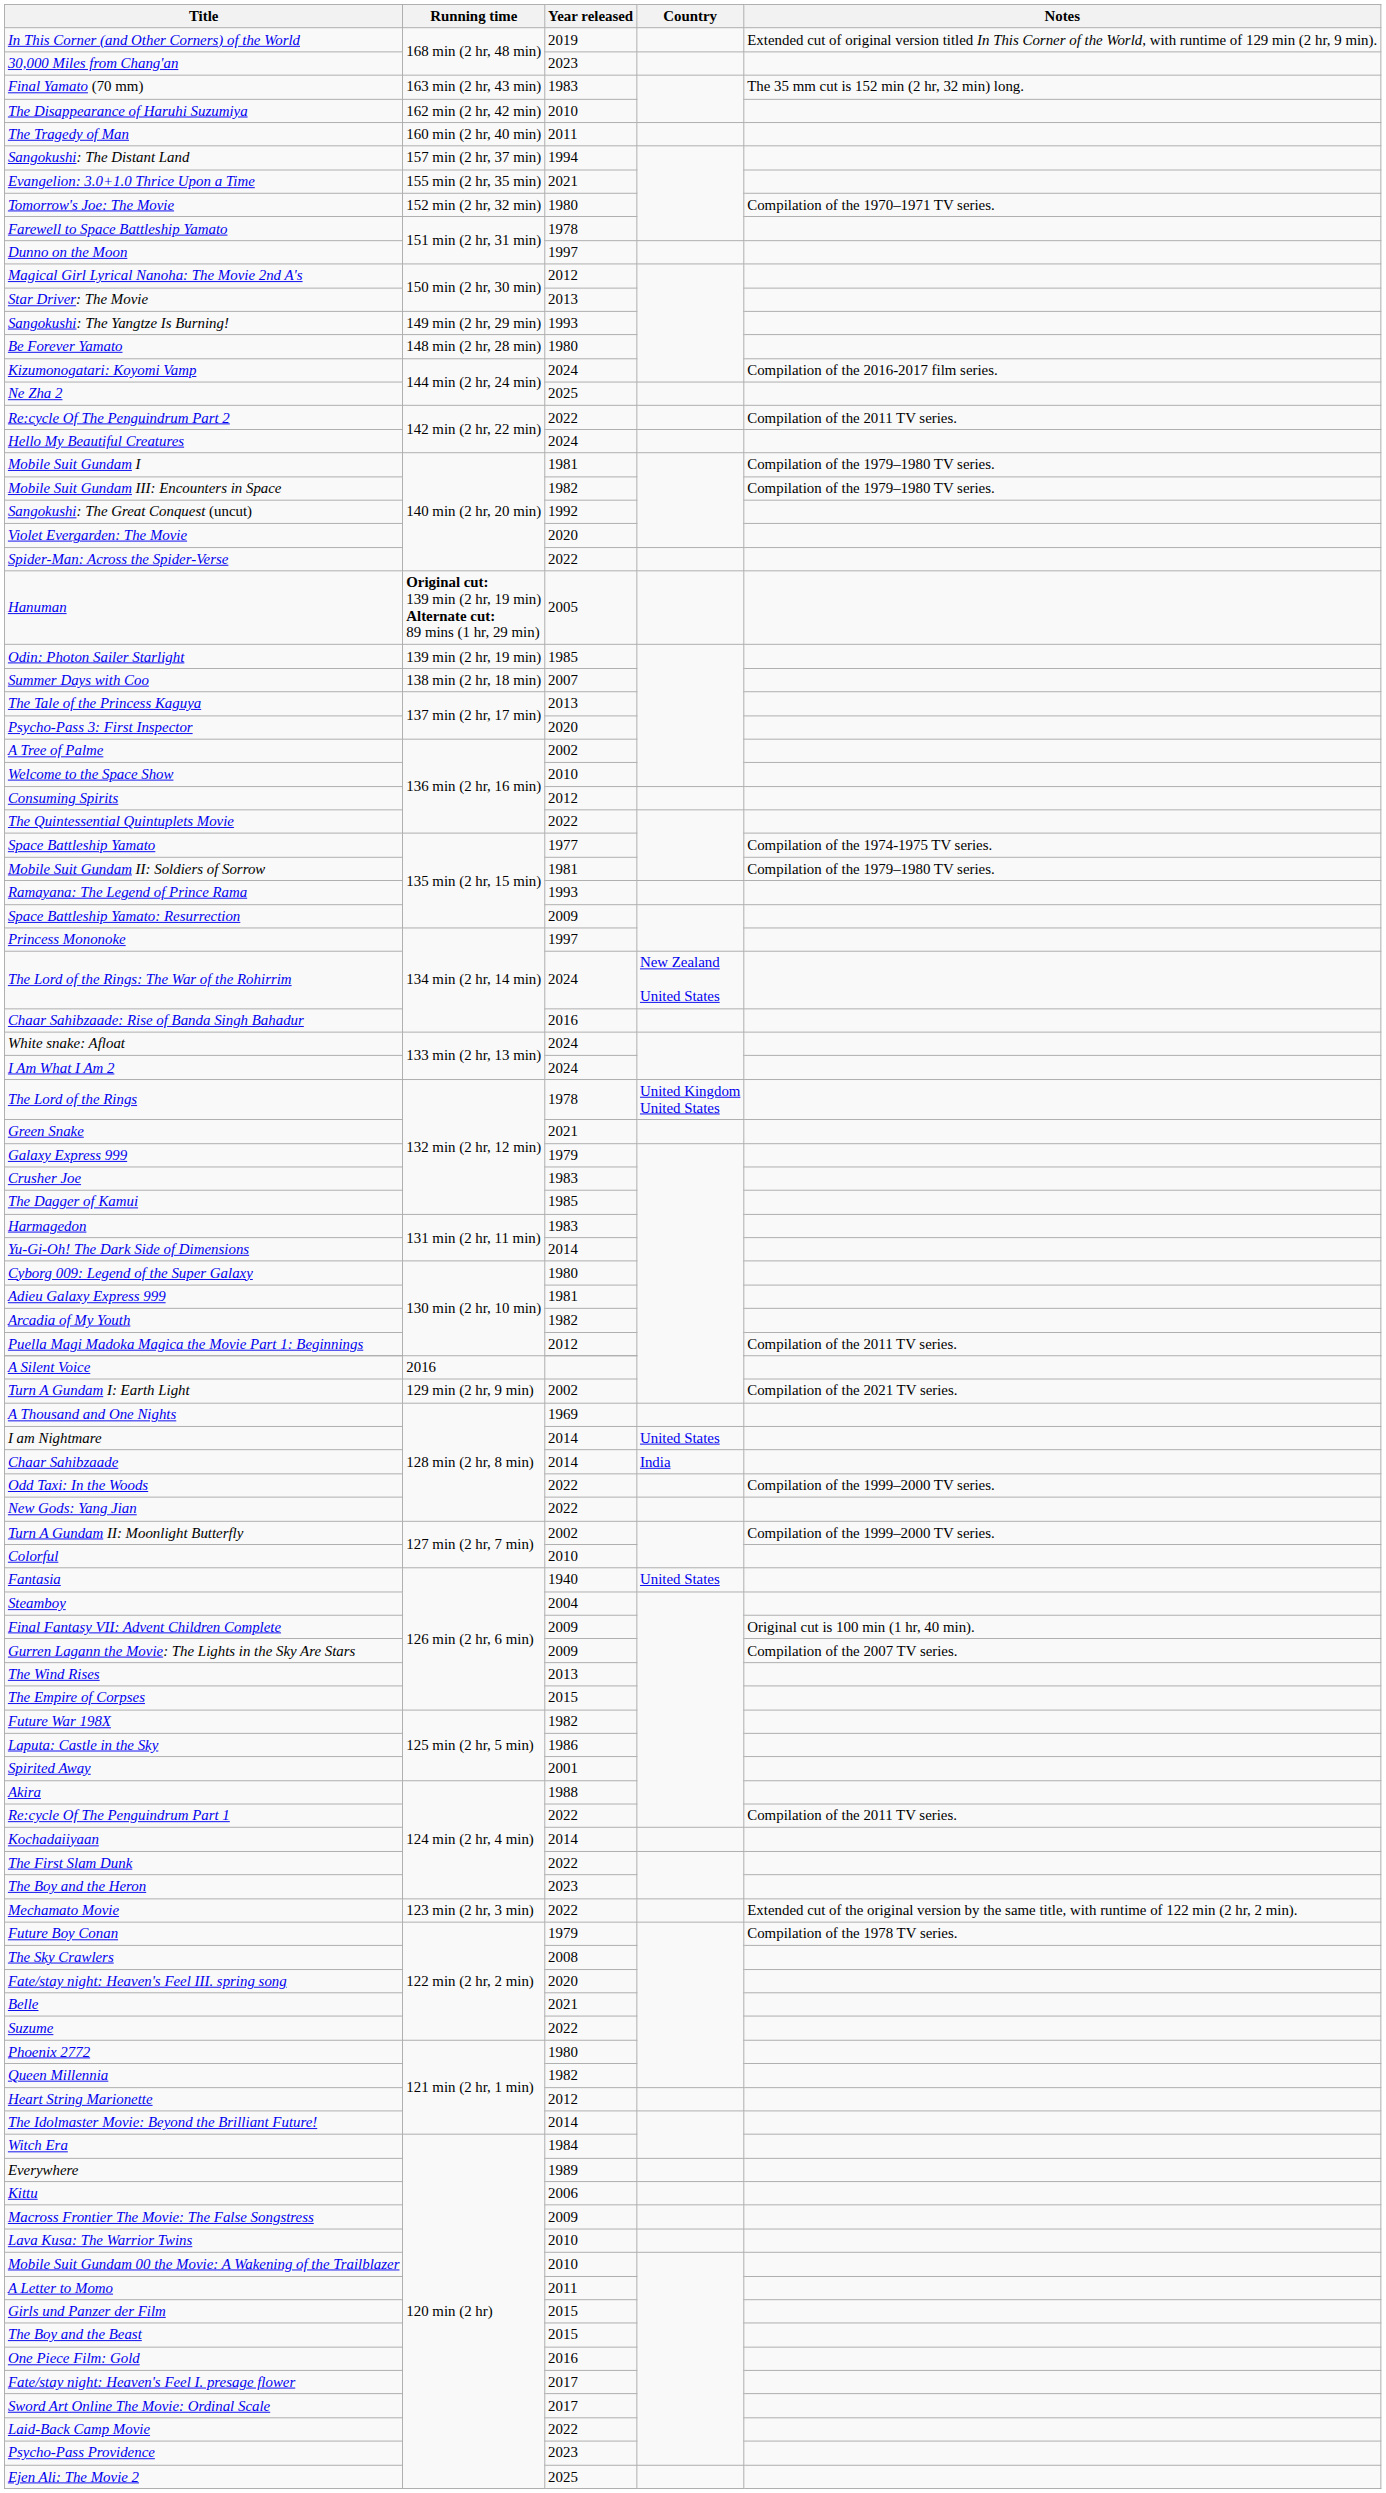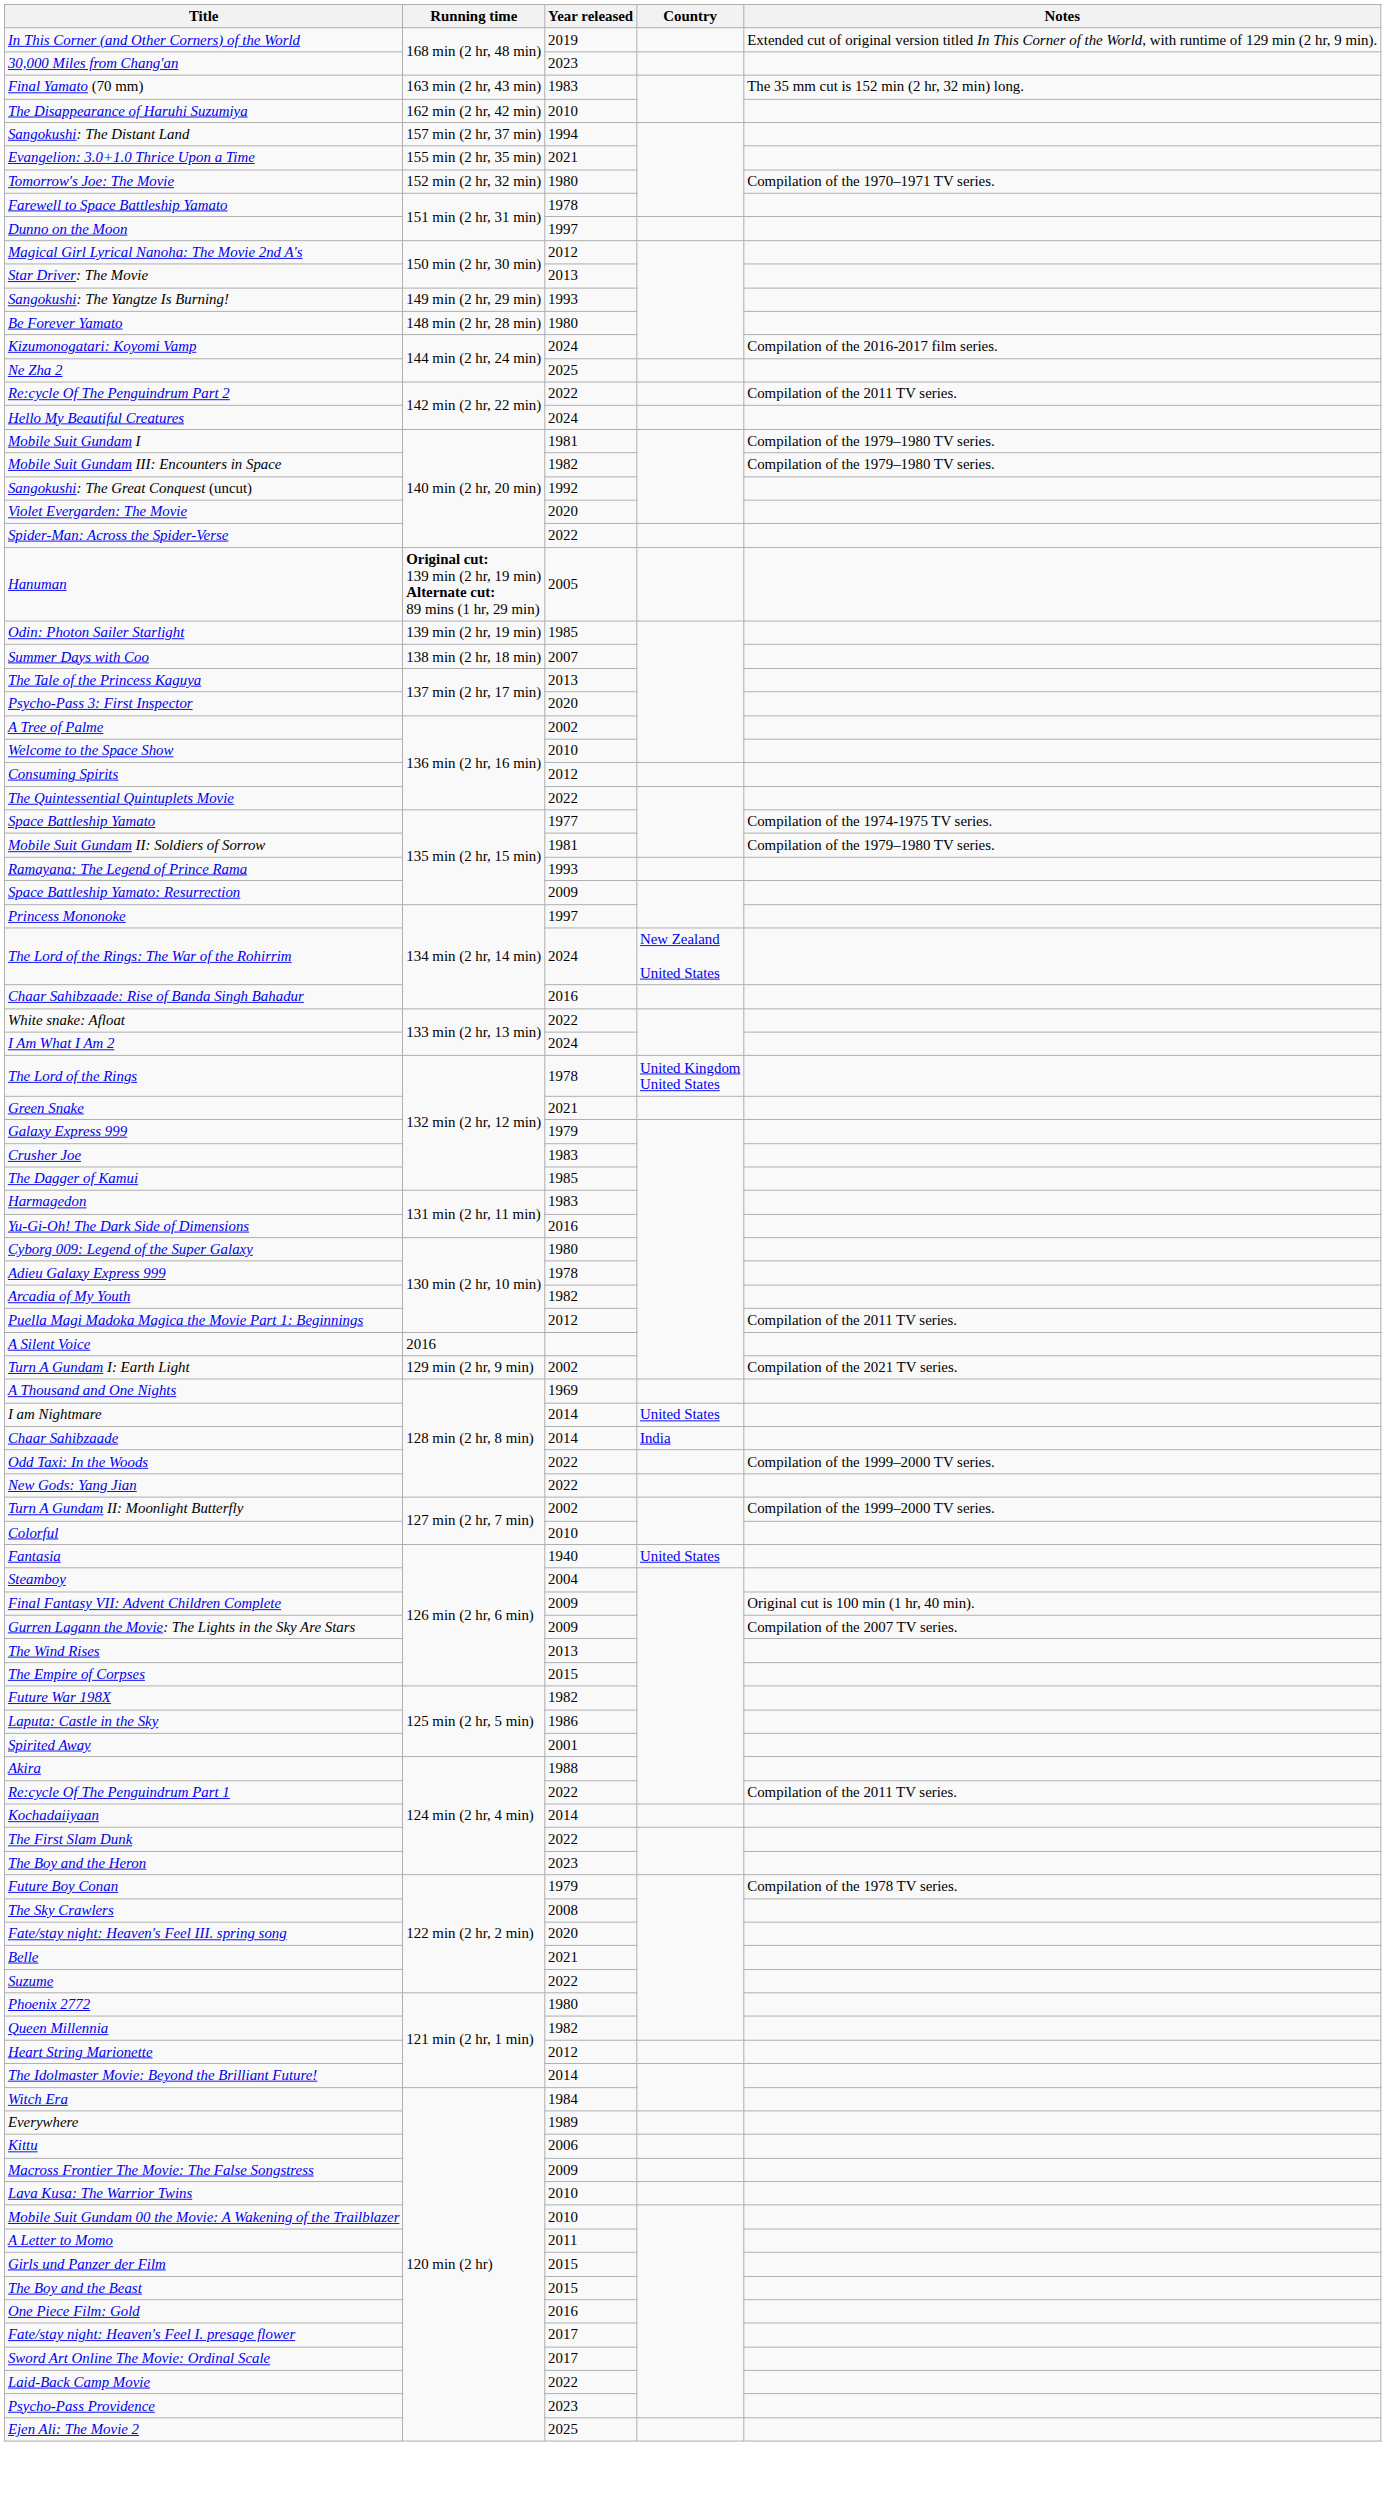- row: (68, 134)
(563, 1043) 2024 -> (563, 1020) 2022
(563, 1249) 2014 -> (563, 1225) 2016
(563, 1296) 1981 -> (563, 1273) 1978
- row: (63, 1910)
